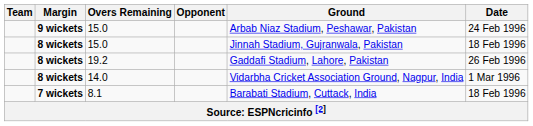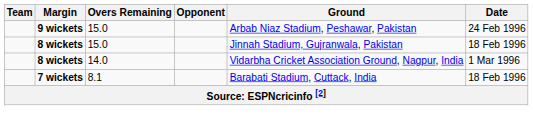- row: (60, 61)
